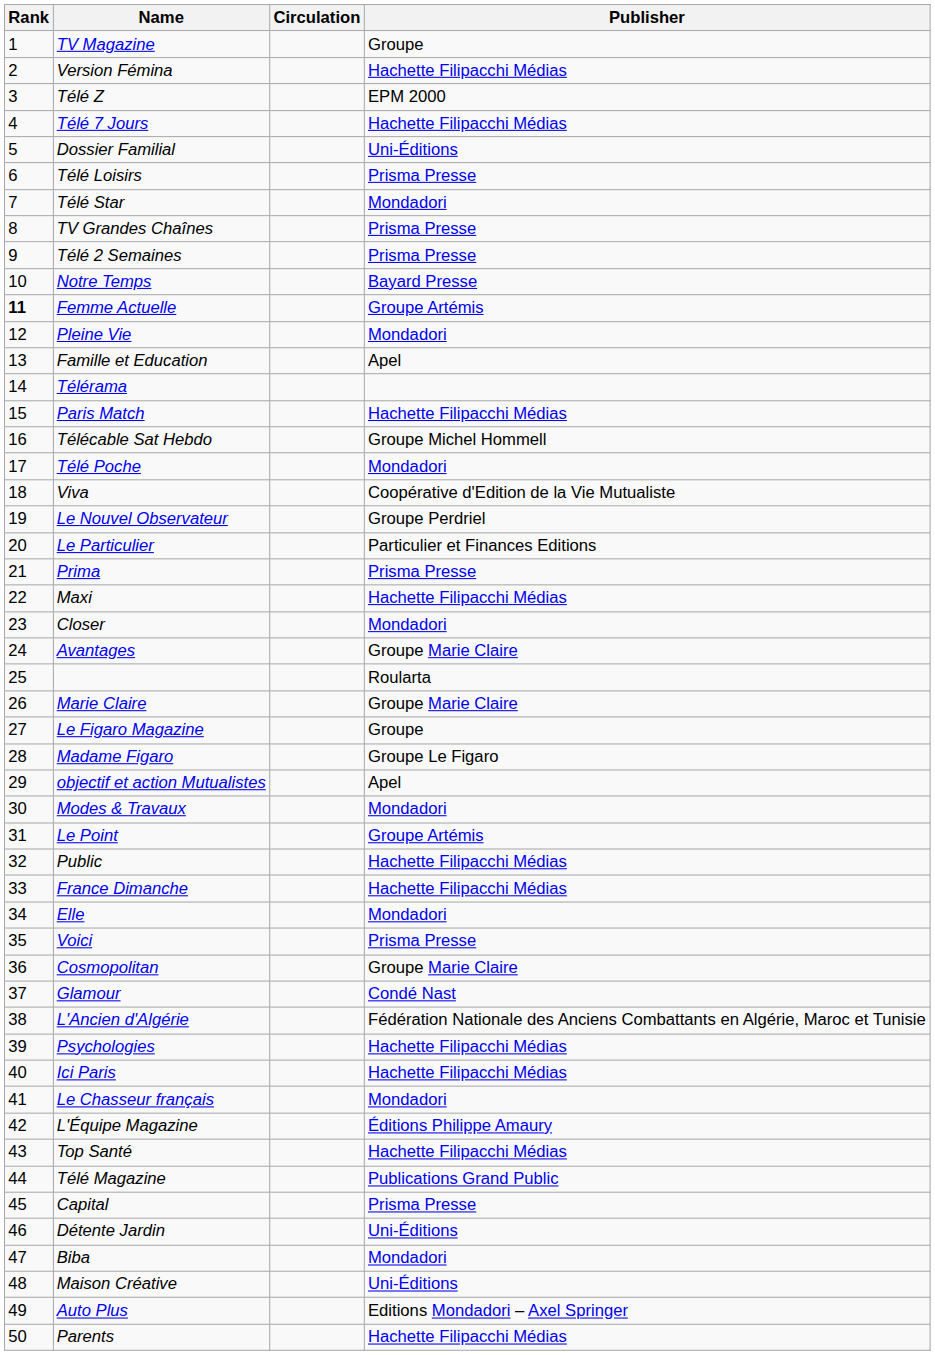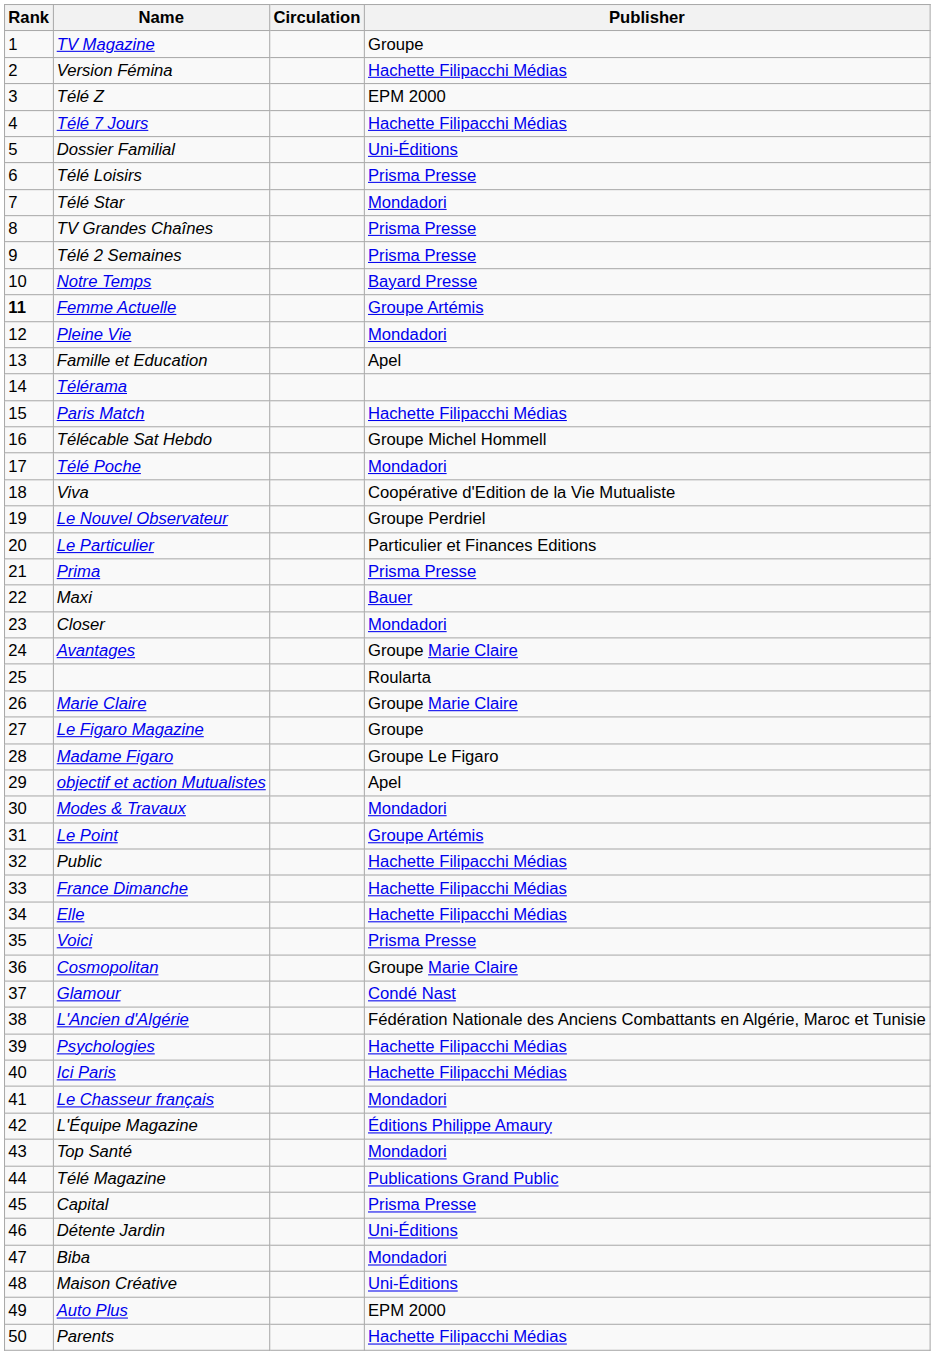(467, 598) Hachette Filipacchi Médias -> (390, 598) Bauer
(407, 914) Mondadori -> (467, 914) Hachette Filipacchi Médias
(467, 1152) Hachette Filipacchi Médias -> (407, 1152) Mondadori
(498, 1310) Editions Mondadori – Axel Springer -> (407, 1310) EPM 2000
